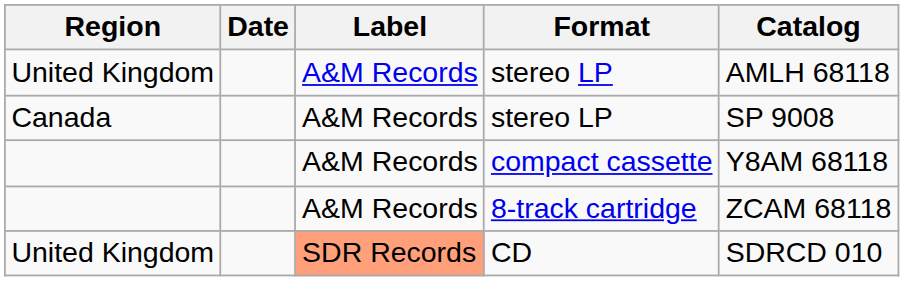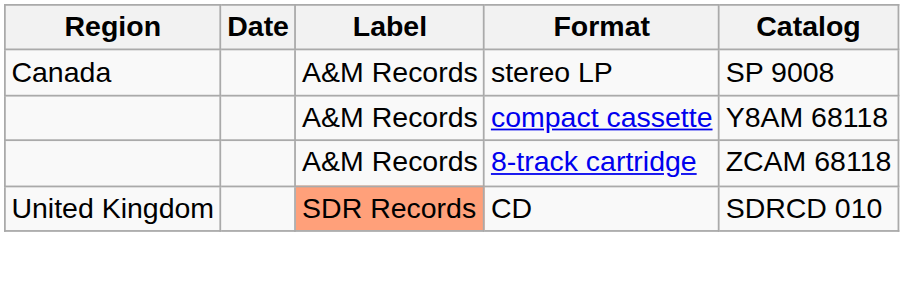- row: (113, 72)
